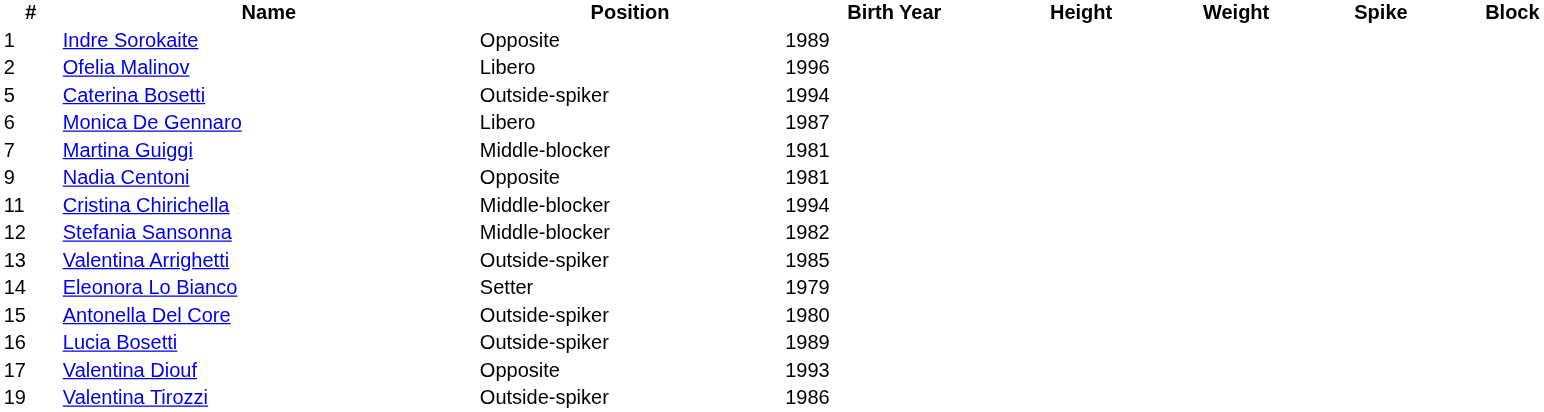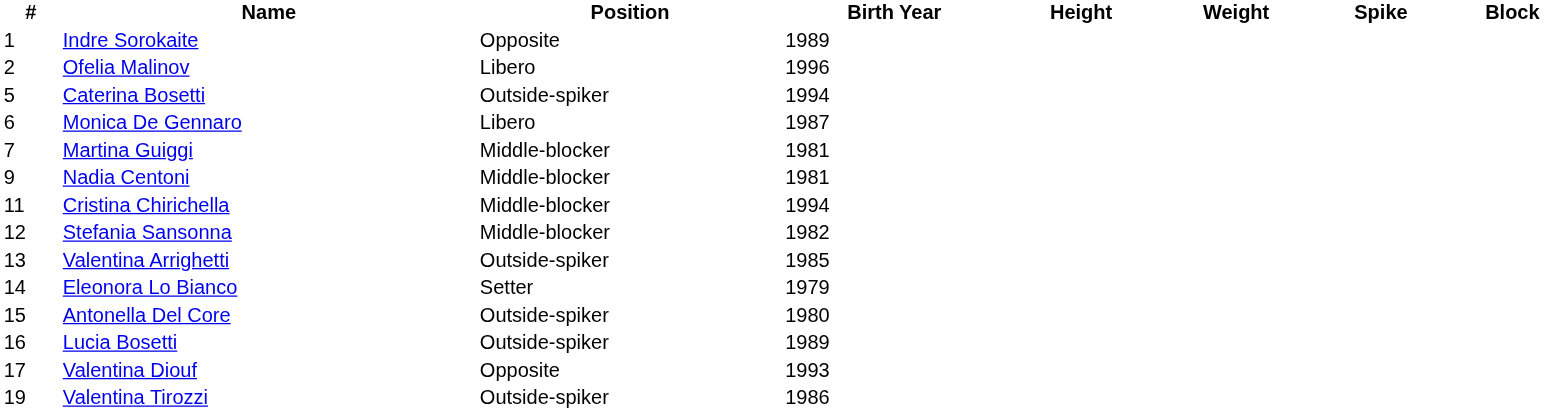(520, 177) Opposite -> (545, 177) Middle-blocker
